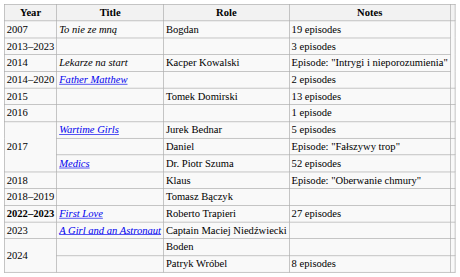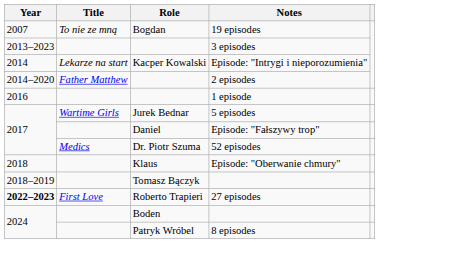- row: (202, 96)
- row: (226, 230)
